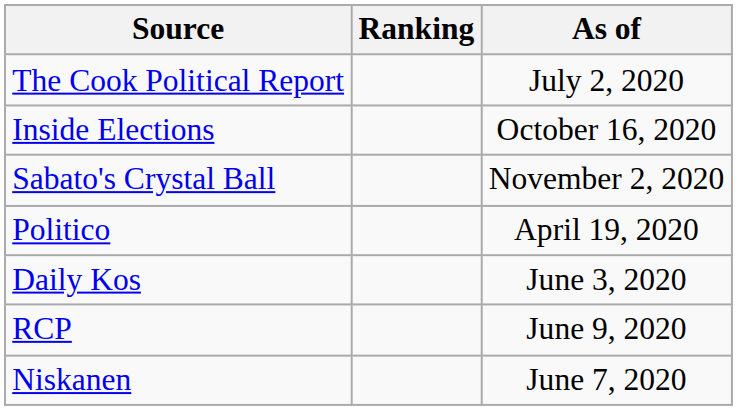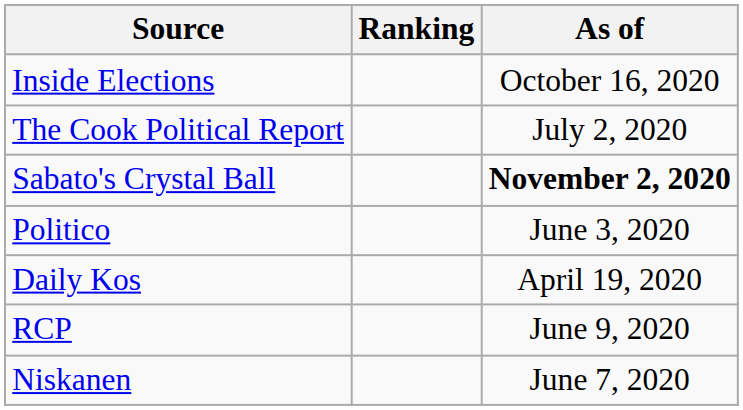rows swapped: (178, 79) <-> (113, 129)
(606, 179) normal -> (610, 179) bold
(606, 229) April 19, 2020 -> (610, 229) June 3, 2020
(606, 279) June 3, 2020 -> (610, 279) April 19, 2020
